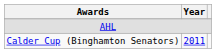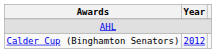(194, 41) 2011 -> (194, 41) 2012
